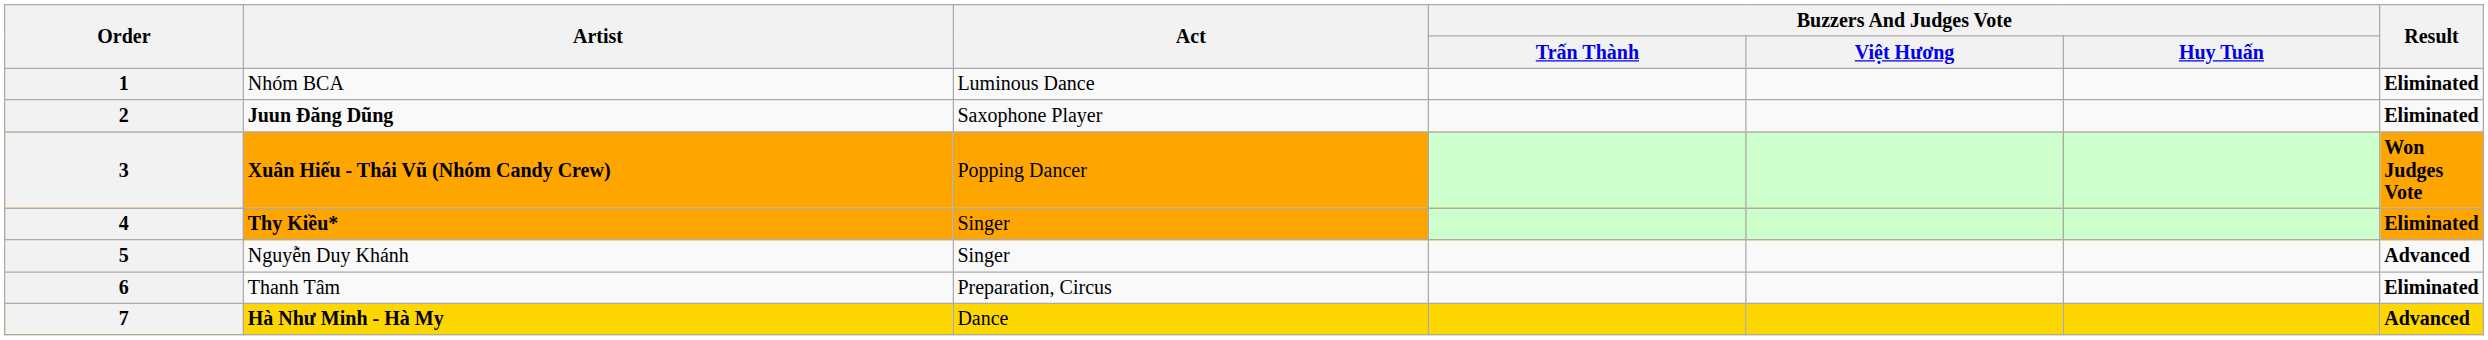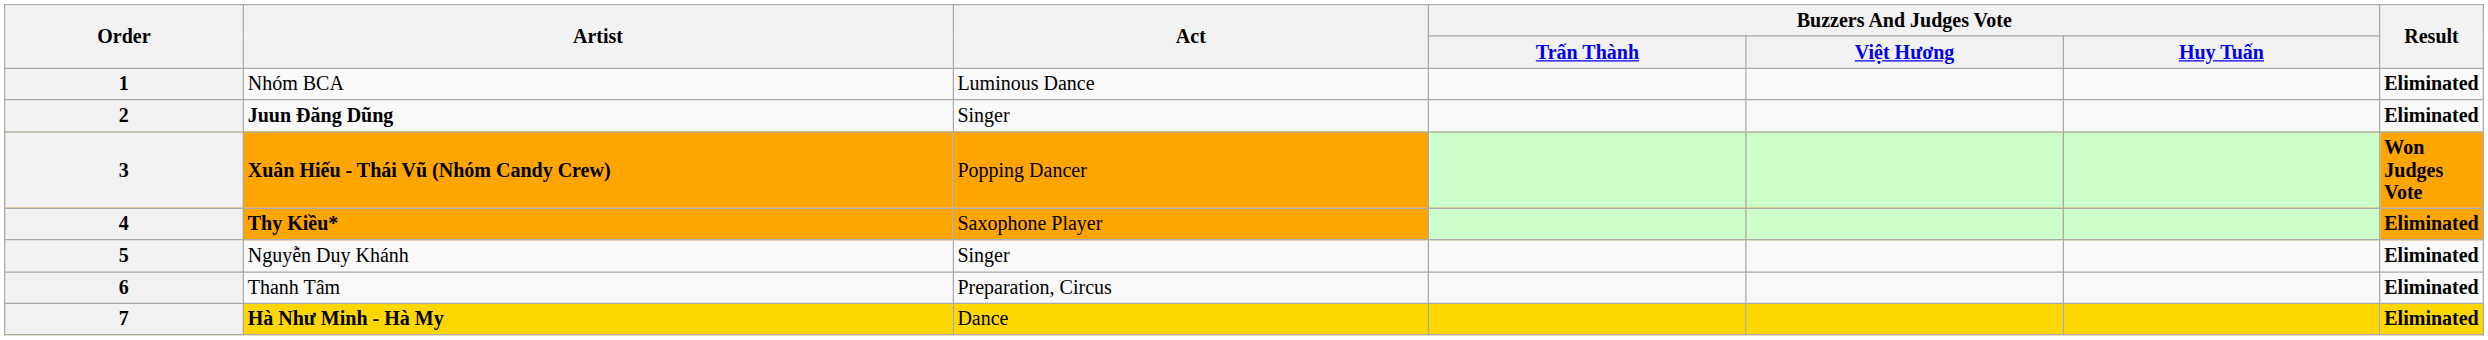(1030, 115) Saxophone Player -> (984, 115) Singer
(984, 223) Singer -> (1030, 223) Saxophone Player
(2427, 255) Advanced -> (2432, 255) Eliminated
(2427, 319) Advanced -> (2432, 319) Eliminated
